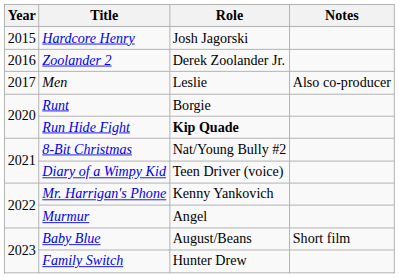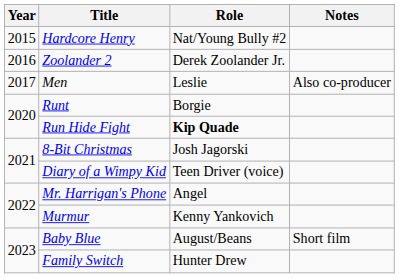(210, 37) Josh Jagorski -> (229, 37) Nat/Young Bully #2
(229, 149) Nat/Young Bully #2 -> (210, 149) Josh Jagorski
(223, 194) Kenny Yankovich -> (190, 194) Angel
(190, 216) Angel -> (223, 216) Kenny Yankovich
